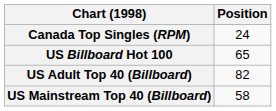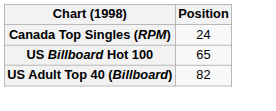- row: (109, 95)
